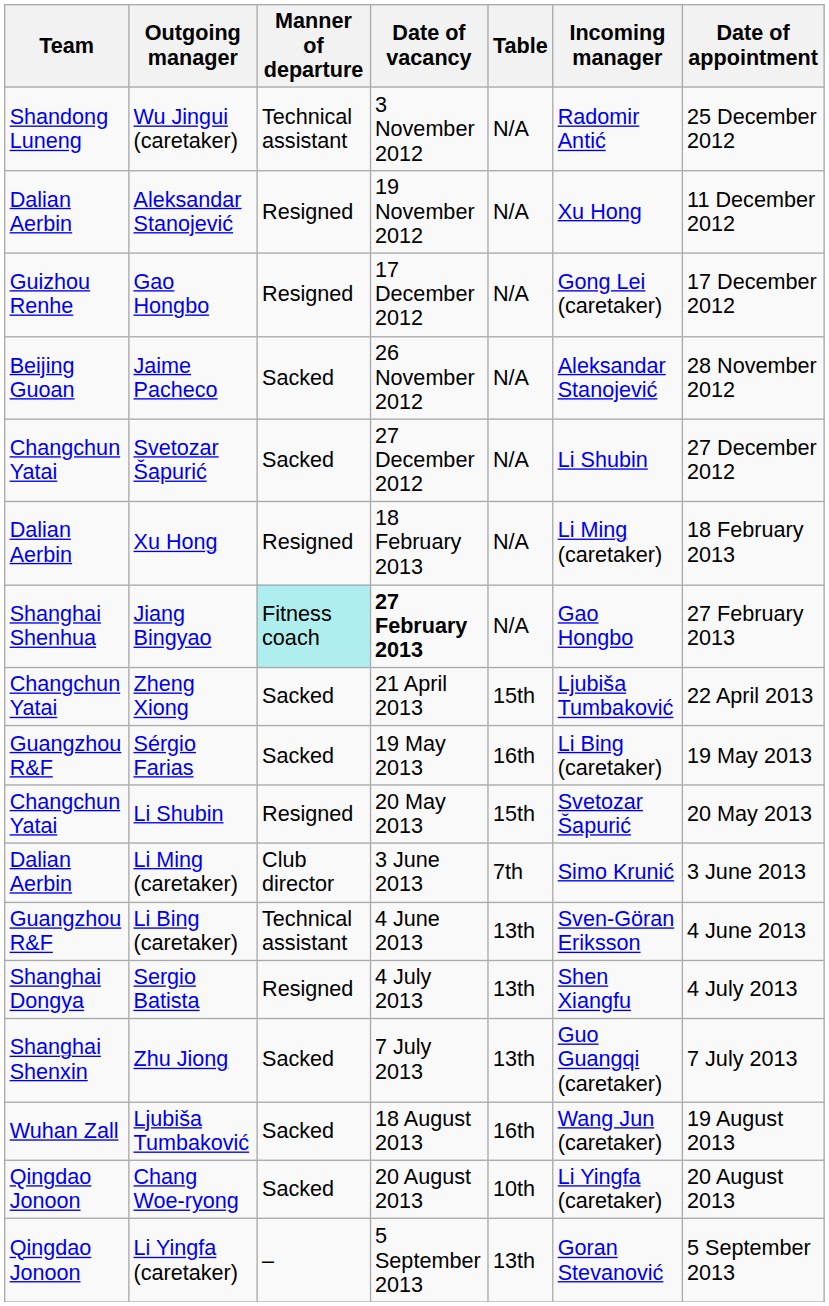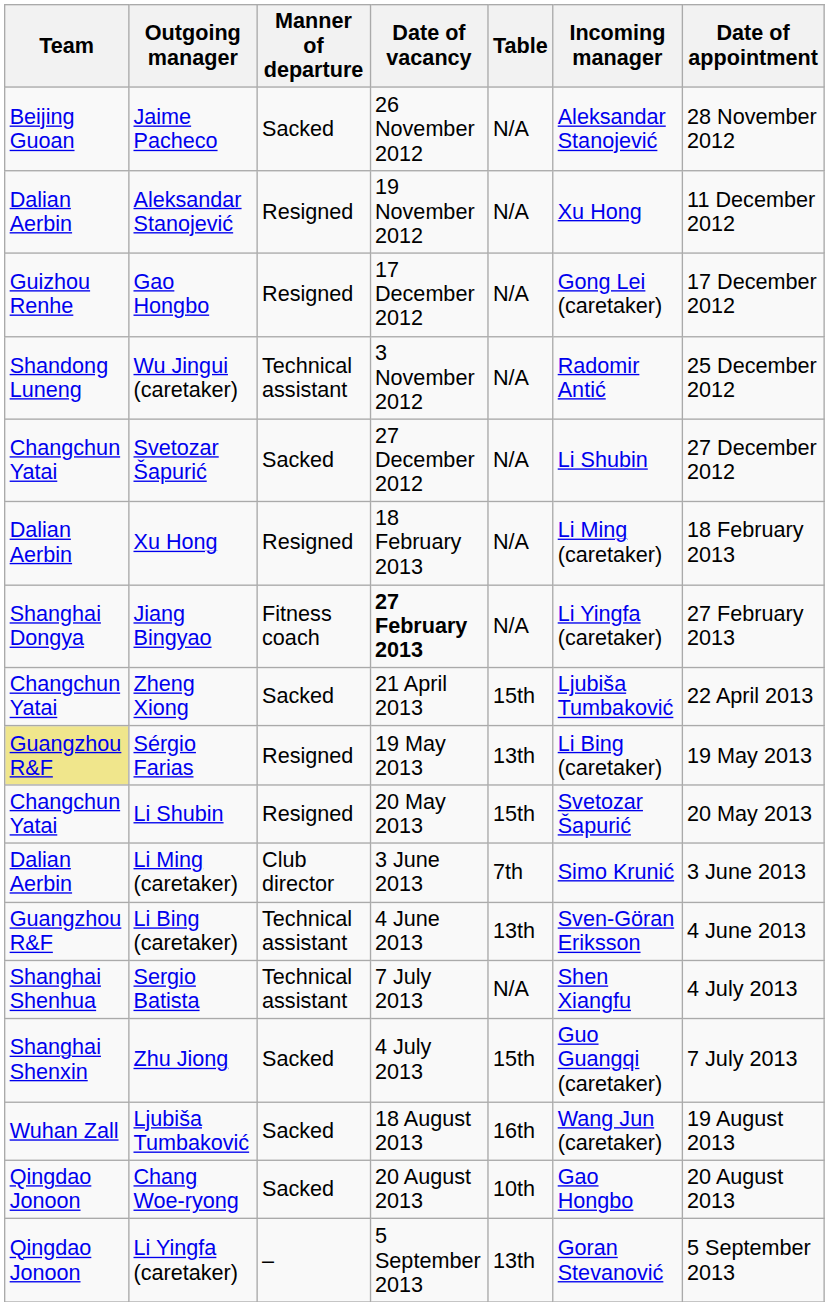rows swapped: (176, 377) <-> (186, 128)
(55, 625) Shanghai Shenhua -> (55, 625) Shanghai Dongya
(297, 625) paleturquoise background -> (297, 625) no background
(596, 625) Gao Hongbo -> (610, 625) Li Yingfa (caretaker)
(65, 755) no background -> (65, 755) khaki background
(298, 755) Sacked -> (308, 755) Resigned
(514, 755) 16th -> (514, 755) 13th
(55, 989) Shanghai Dongya -> (55, 989) Shanghai Shenhua
(308, 989) Resigned -> (307, 989) Technical assistant
(403, 989) 4 July 2013 -> (403, 989) 7 July 2013
(514, 989) 13th -> (511, 989) N/A
(403, 1060) 7 July 2013 -> (403, 1060) 4 July 2013
(514, 1060) 13th -> (514, 1060) 15th
(610, 1189) Li Yingfa (caretaker) -> (596, 1189) Gao Hongbo
